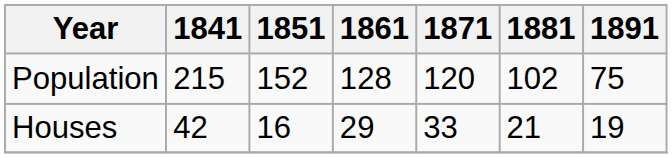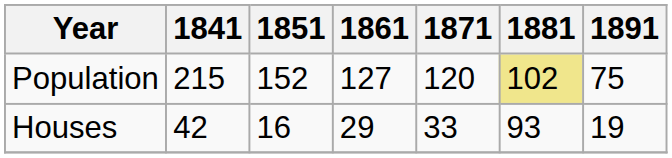(366, 78) 128 -> (366, 78) 127
(532, 78) no background -> (532, 78) khaki background
(524, 127) 21 -> (524, 127) 93
